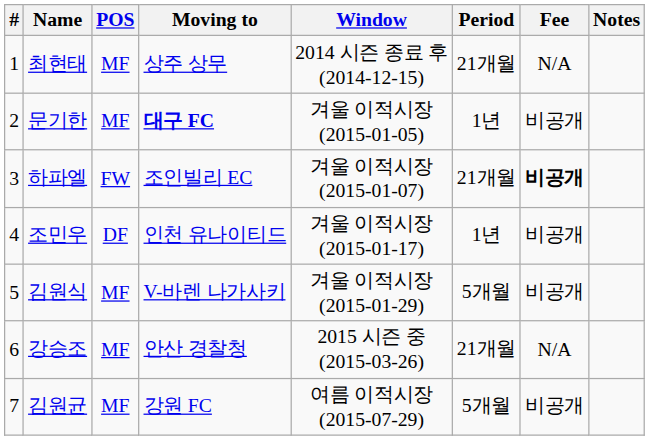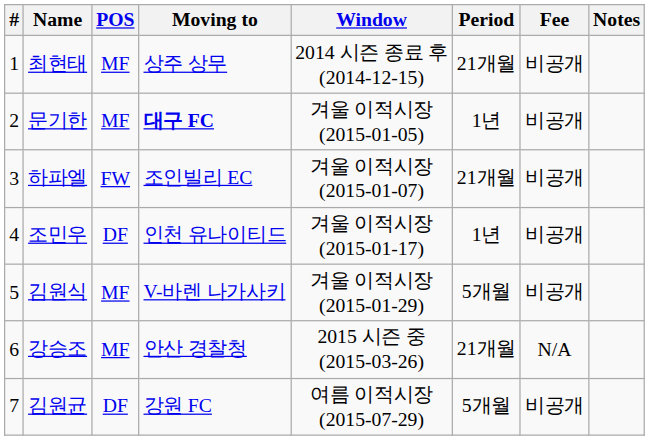(555, 64) N/A -> (555, 63) 비공개
(555, 177) bold -> (555, 177) normal
(115, 406) MF -> (115, 406) DF
